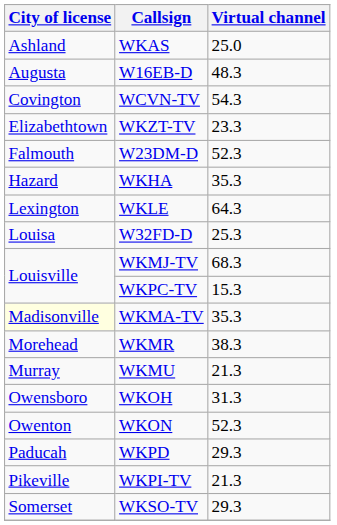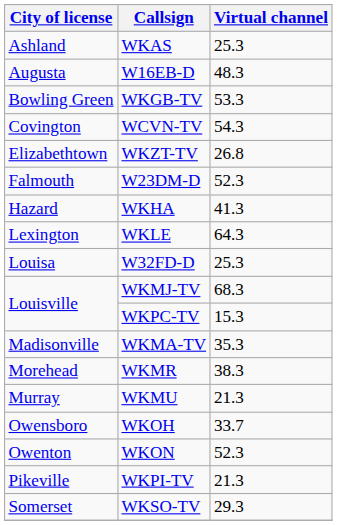(227, 45) 25.0 -> (229, 45) 25.3
+ row: (162, 99)
(227, 126) 23.3 -> (229, 153) 26.8
(227, 180) 35.3 -> (229, 208) 41.3
(54, 316) lightyellow background -> (54, 343) no background
(227, 398) 31.3 -> (229, 425) 33.7
- row: (144, 452)
